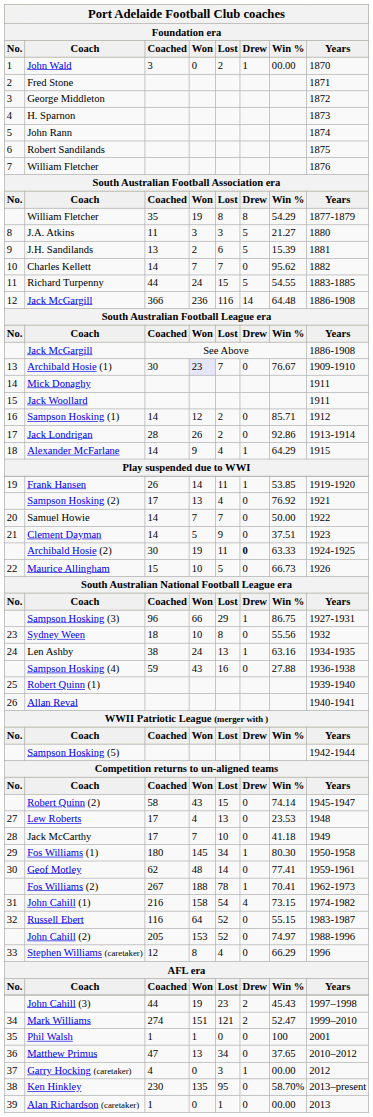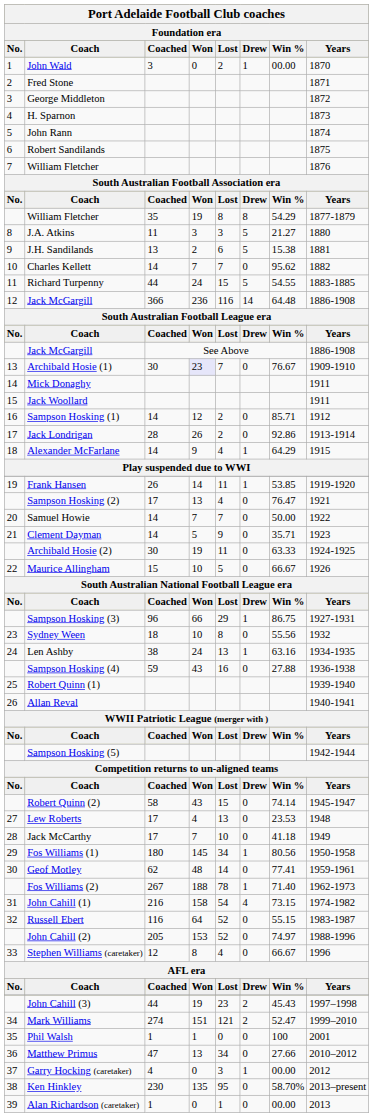(284, 249) 15.39 -> (284, 249) 15.38
(284, 501) 76.92 -> (284, 501) 76.47
(284, 534) 37.51 -> (284, 534) 35.71
(245, 551) bold -> (245, 551) normal
(284, 568) 66.73 -> (284, 568) 66.67
(284, 852) 80.30 -> (284, 852) 80.56
(284, 886) 70.41 -> (284, 886) 71.40
(284, 953) 66.29 -> (284, 953) 66.67
(284, 1053) 37.65 -> (284, 1053) 27.66
